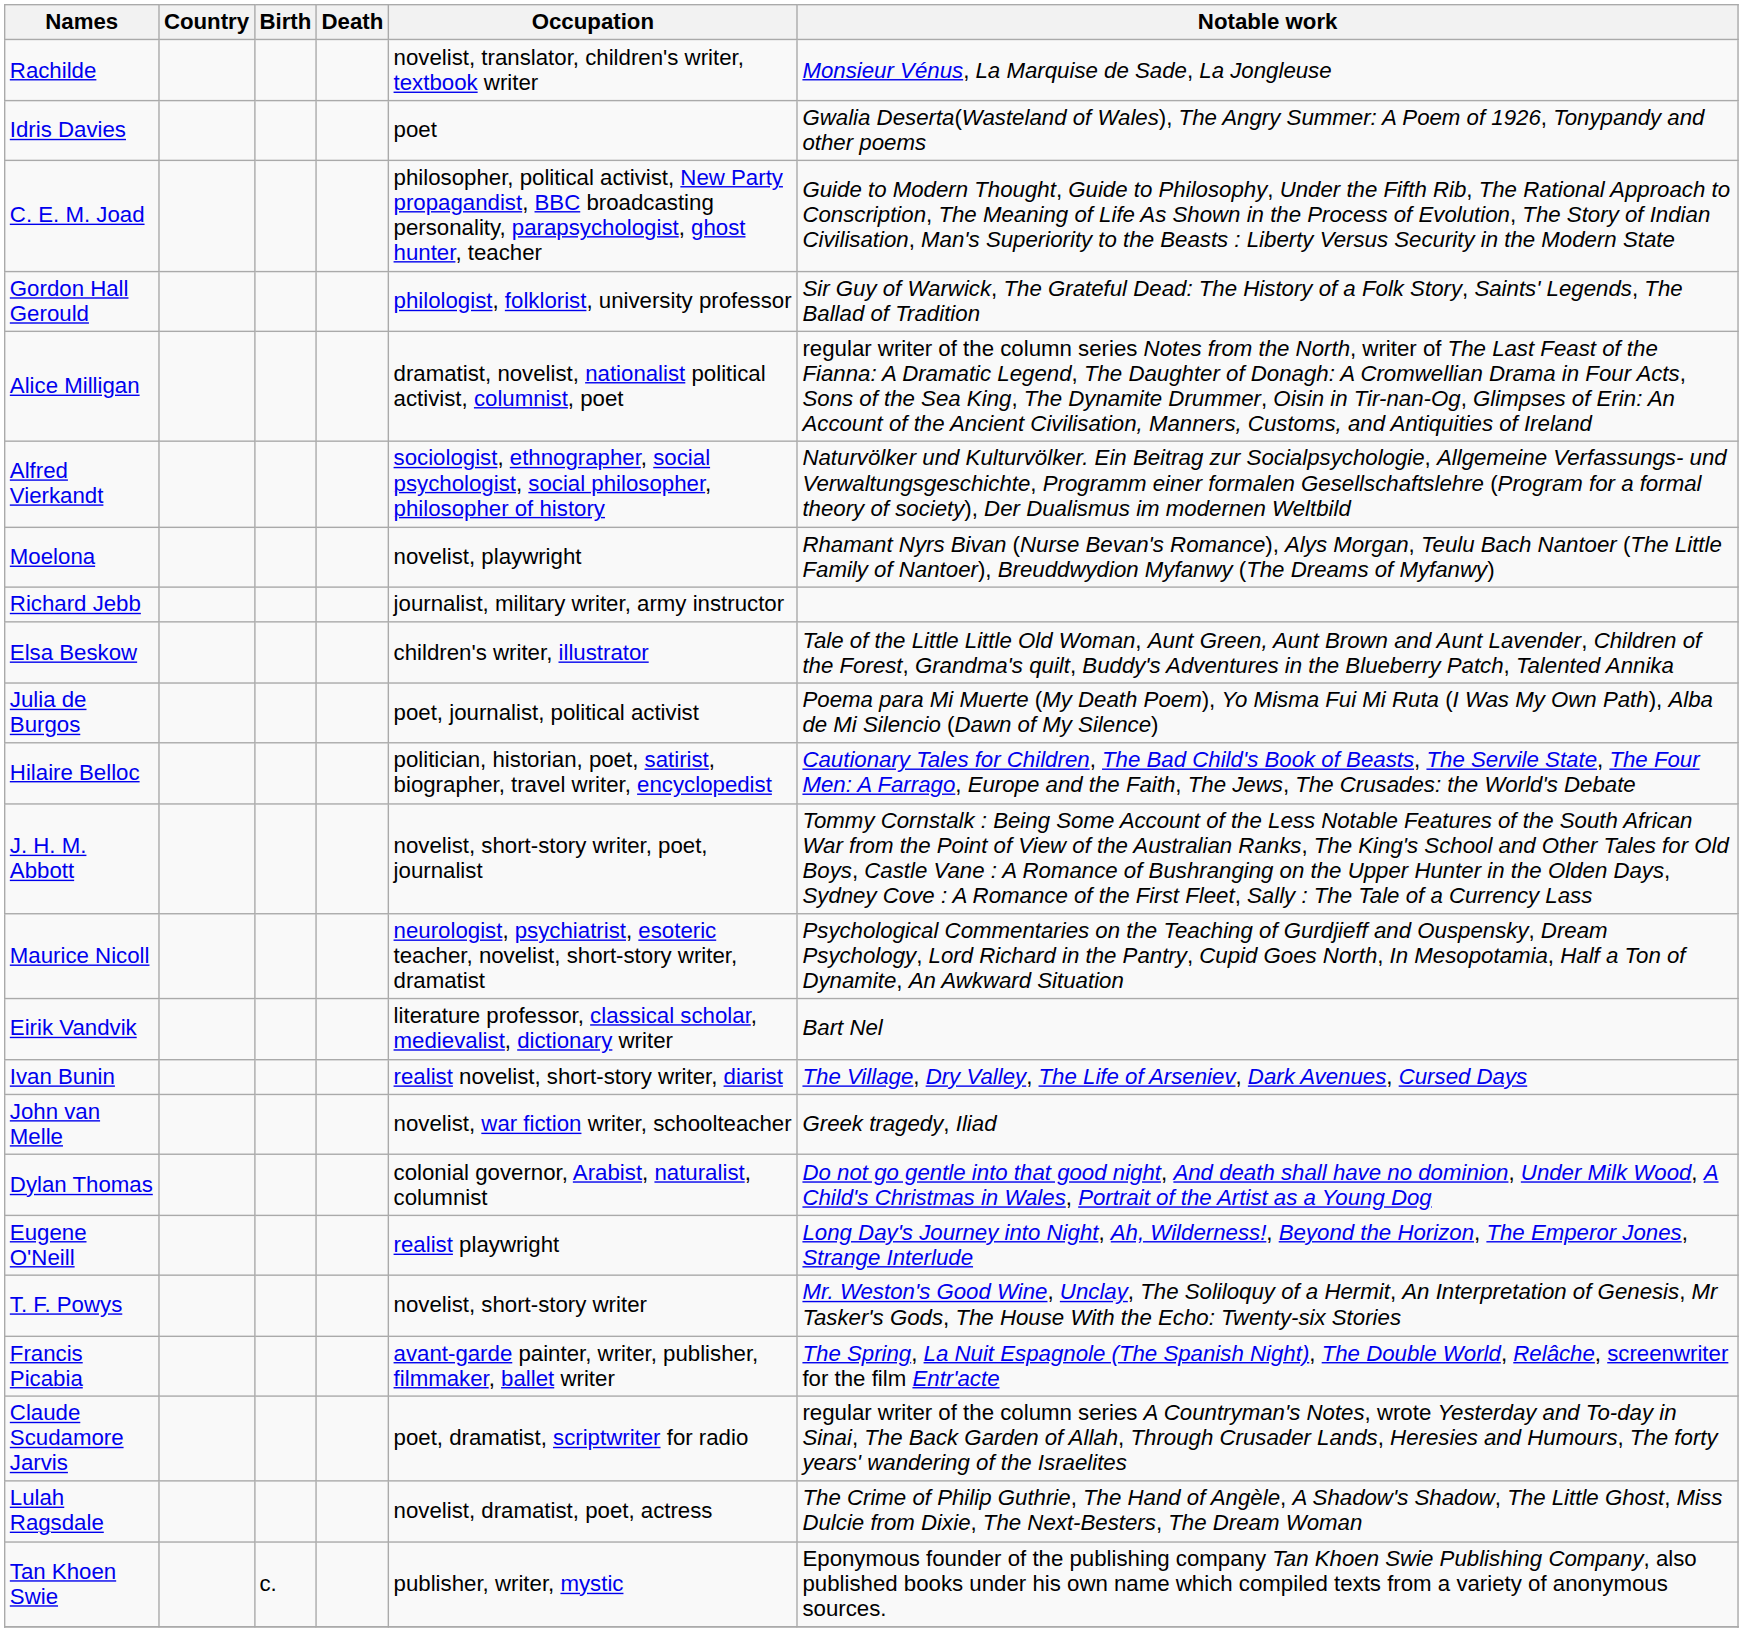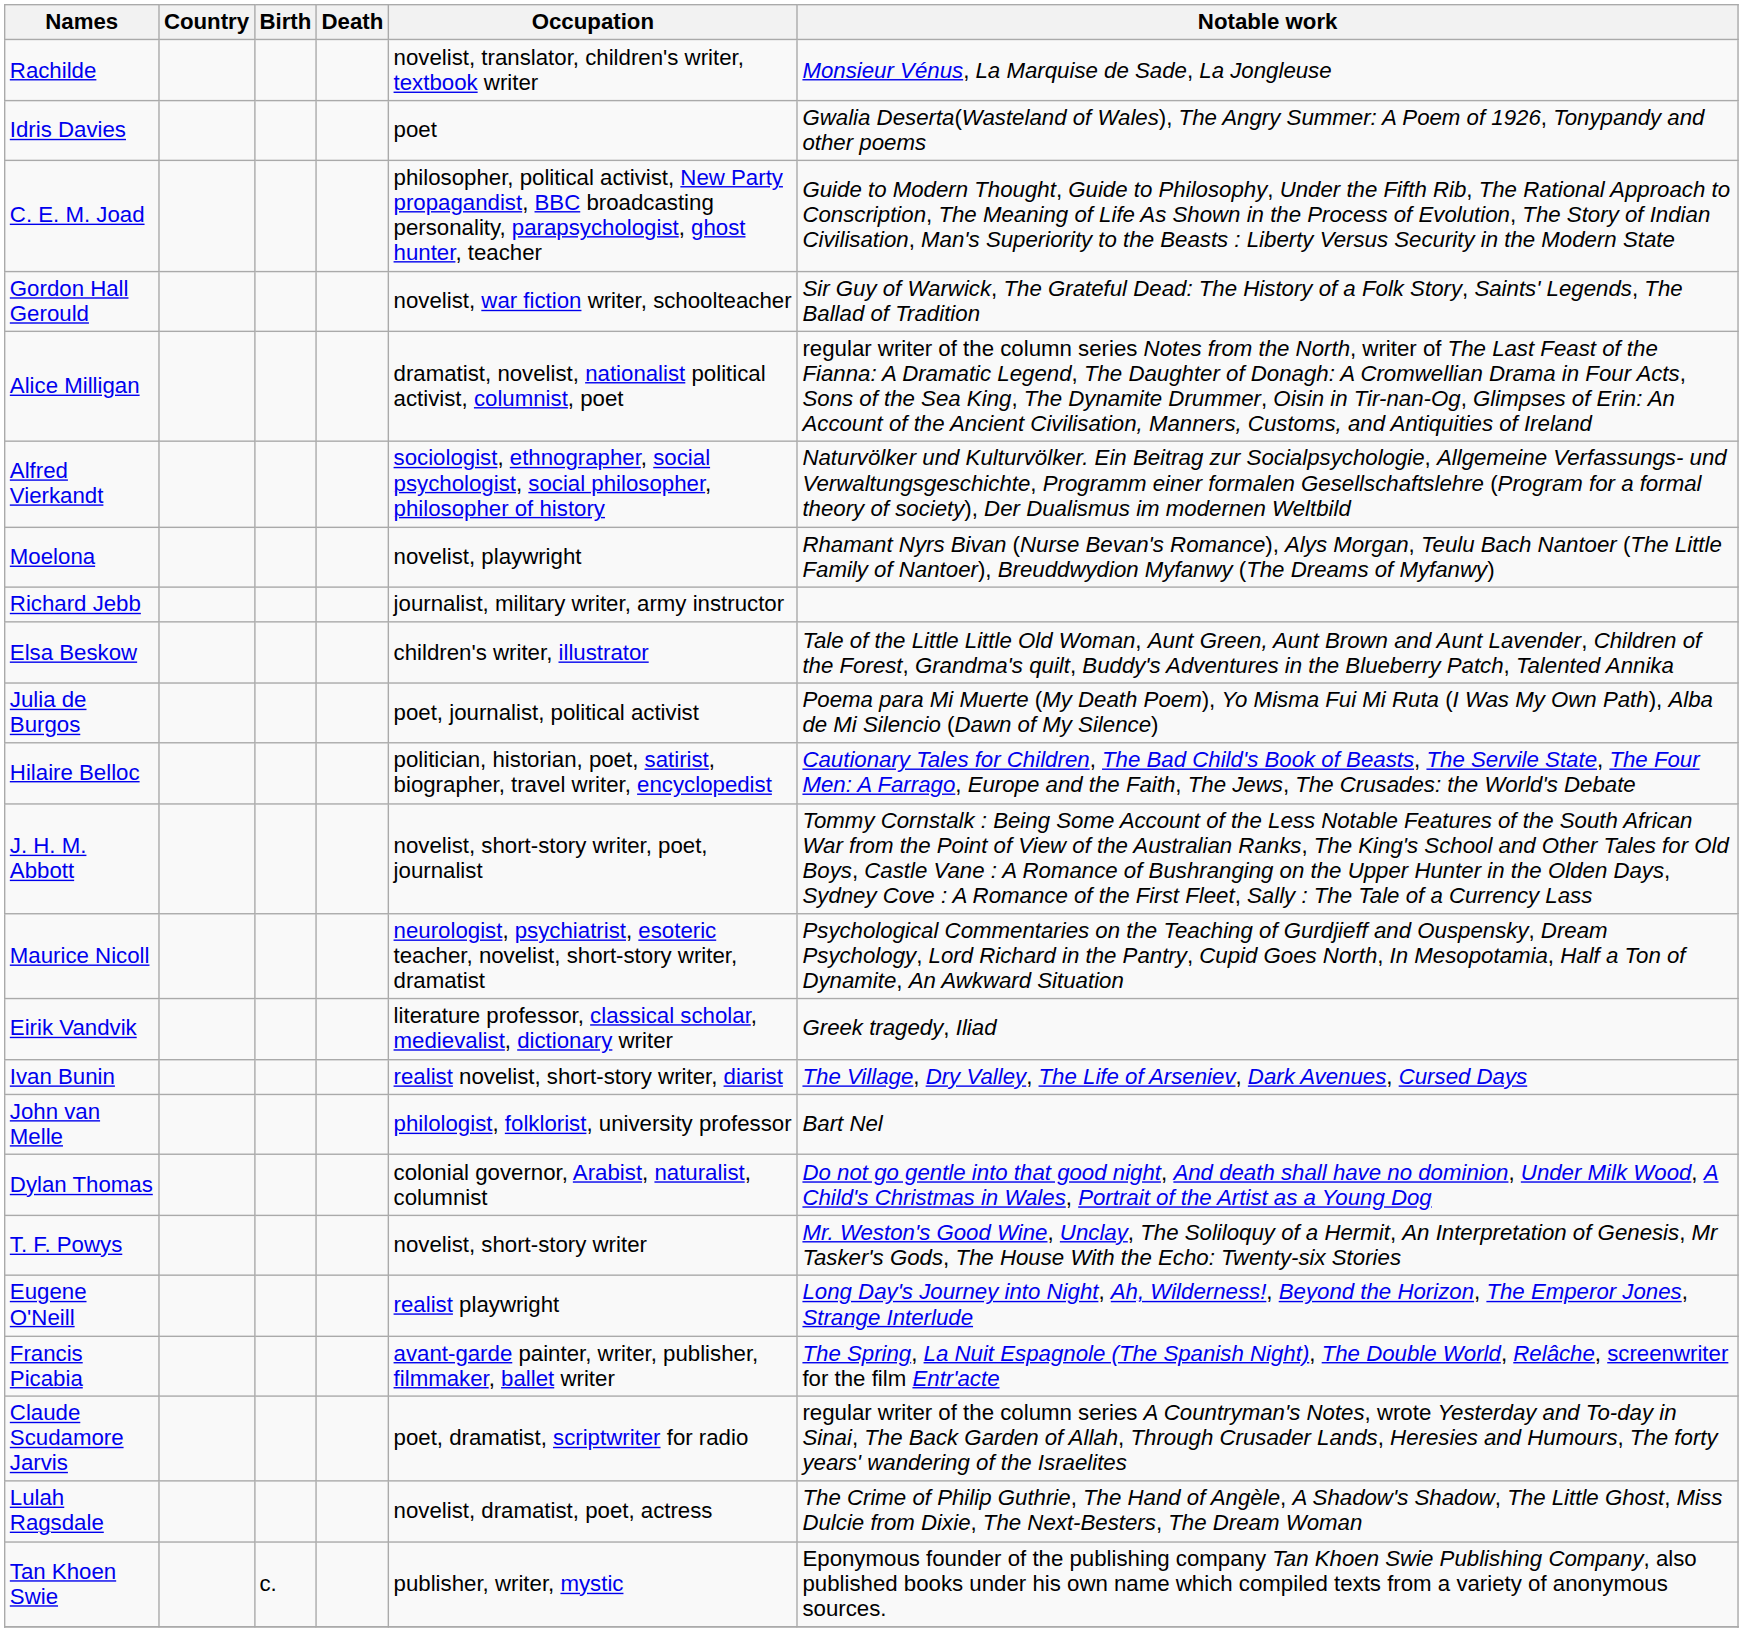(593, 300) philologist, folklorist, university professor -> (593, 300) novelist, war fiction writer, schoolteacher
(843, 1028) Bart Nel -> (899, 1028) Greek tragedy, Iliad
(593, 1124) novelist, war fiction writer, schoolteacher -> (593, 1124) philologist, folklorist, university professor
(899, 1124) Greek tragedy, Iliad -> (843, 1124) Bart Nel
rows swapped: (48, 1244) <-> (66, 1305)
